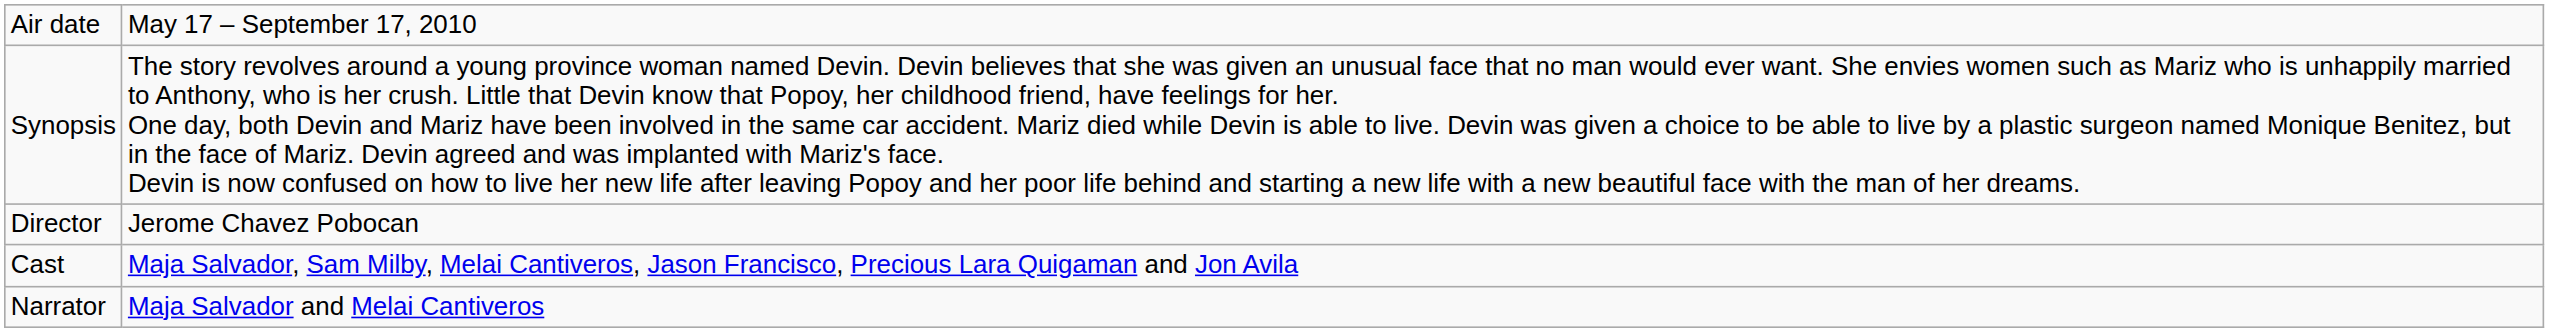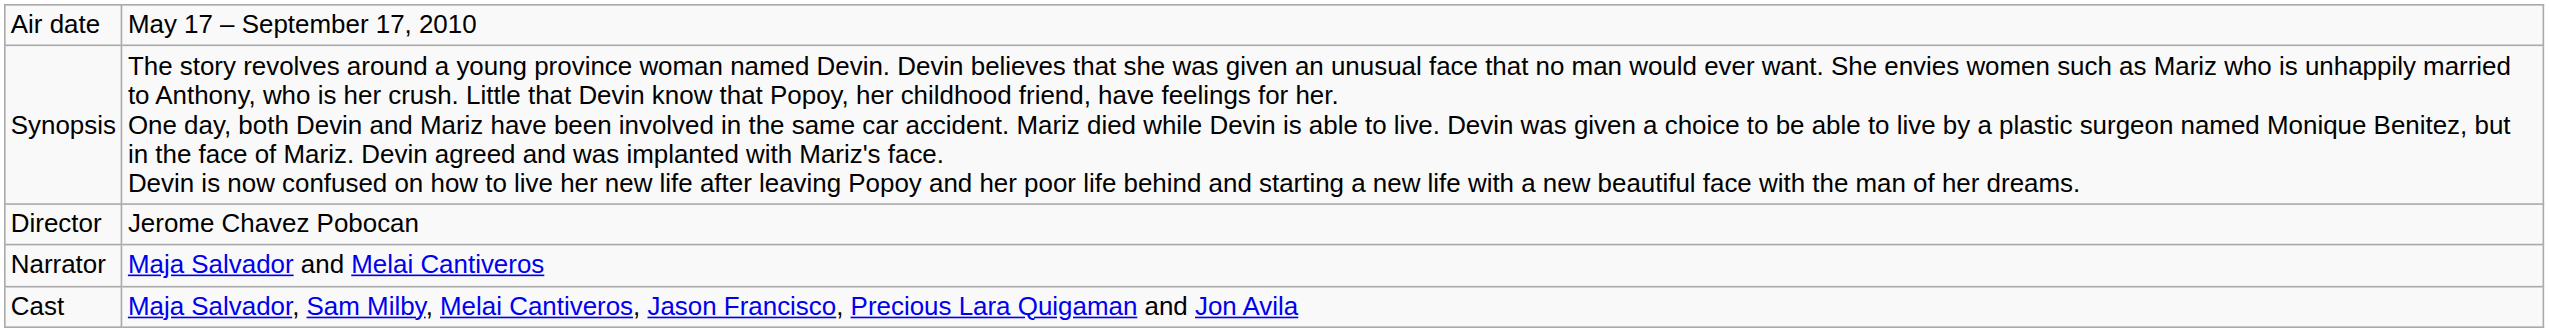rows swapped: (37, 265) <-> (58, 306)
